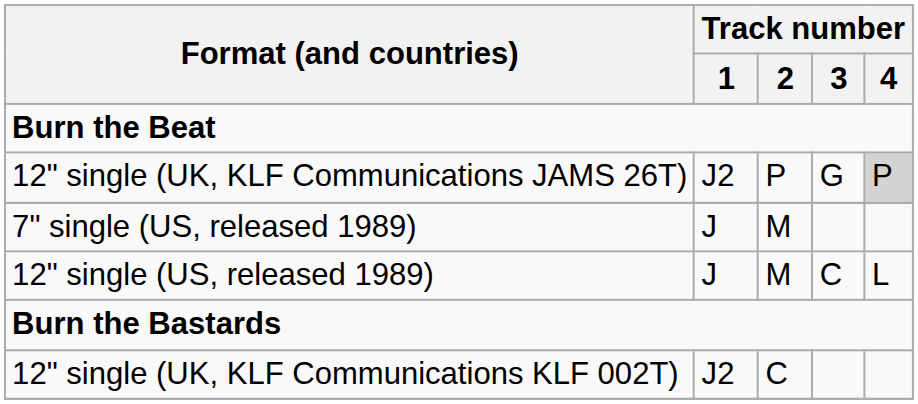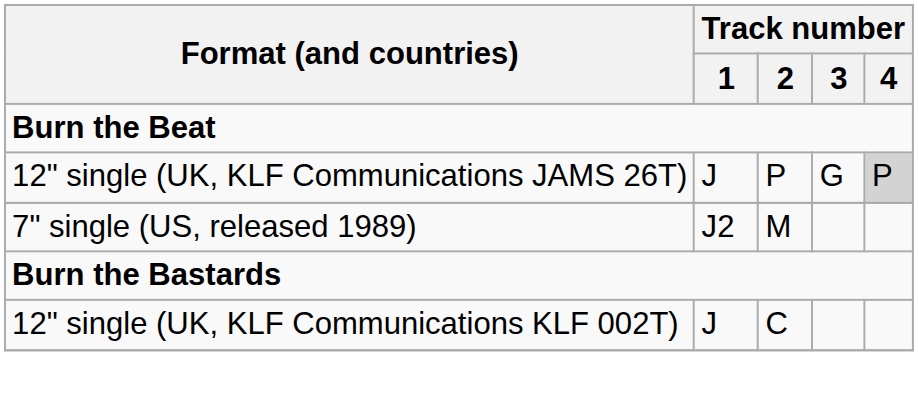(718, 176) J2 -> (709, 176) J
(709, 226) J -> (718, 226) J2
- row: (223, 275)
(718, 373) J2 -> (709, 324) J
